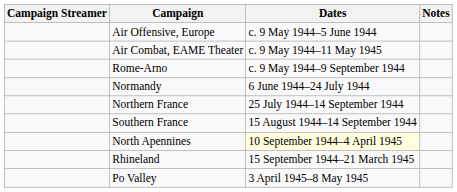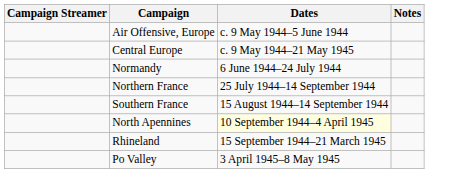- row: (178, 50)
+ row: (147, 50)
- row: (140, 68)
